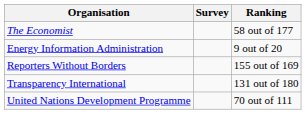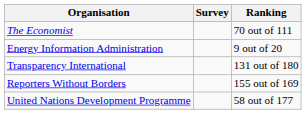(263, 30) 58 out of 177 -> (263, 30) 70 out of 111
rows swapped: (66, 65) <-> (66, 83)
(263, 100) 70 out of 111 -> (263, 100) 58 out of 177
